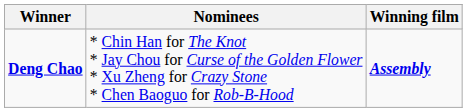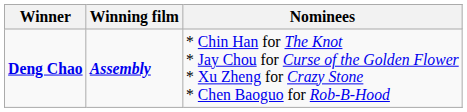columns swapped: (414, 16) <-> (226, 16)
